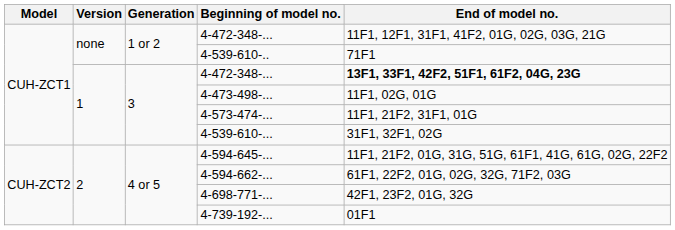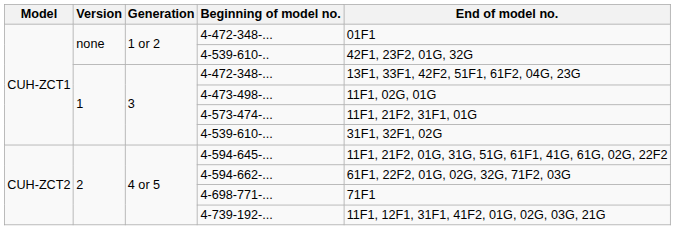(476, 34) 11F1, 12F1, 31F1, 41F2, 01G, 02G, 03G, 21G -> (361, 34) 01F1
(361, 54) 71F1 -> (410, 54) 42F1, 23F2, 01G, 32G
(464, 74) bold -> (464, 74) normal
(410, 194) 42F1, 23F2, 01G, 32G -> (361, 194) 71F1
(361, 214) 01F1 -> (476, 214) 11F1, 12F1, 31F1, 41F2, 01G, 02G, 03G, 21G
